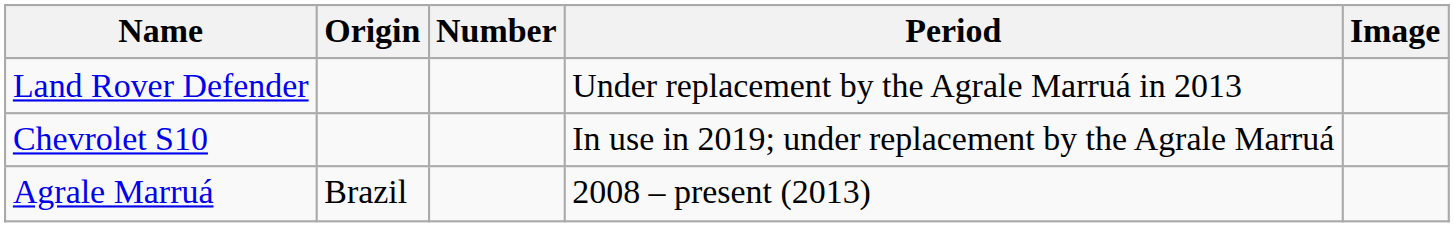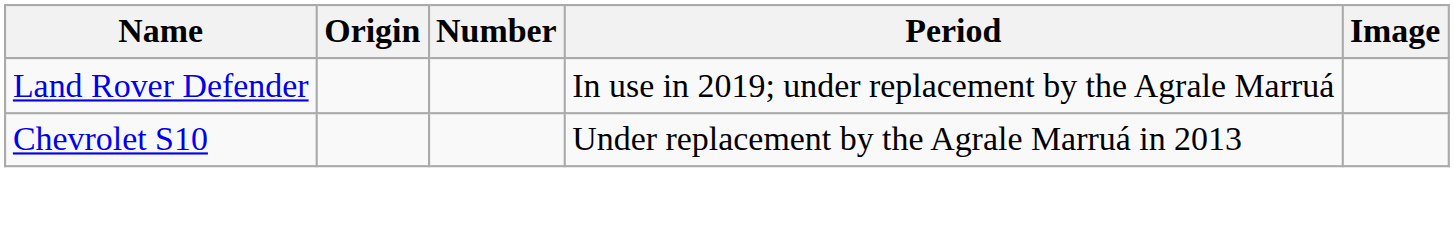(907, 85) Under replacement by the Agrale Marruá in 2013 -> (953, 85) In use in 2019; under replacement by the Agrale Marruá
(953, 138) In use in 2019; under replacement by the Agrale Marruá -> (907, 138) Under replacement by the Agrale Marruá in 2013
- row: (113, 192)
